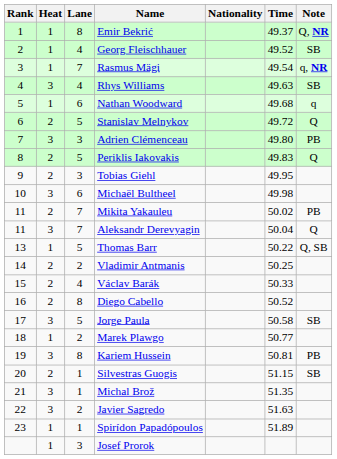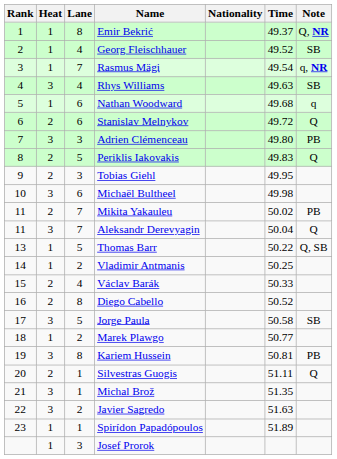(80, 121) 5 -> (80, 121) 6
(50, 265) 2 -> (50, 265) 1
(280, 373) 51.15 -> (280, 373) 51.11
(314, 373) SB -> (314, 373) Q
